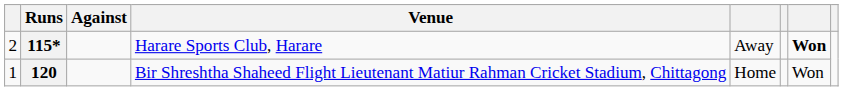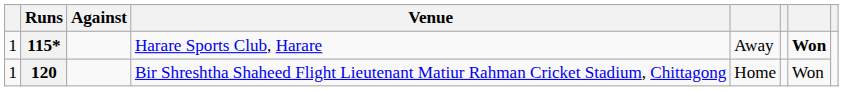(13, 45) 2 -> (13, 45) 1
